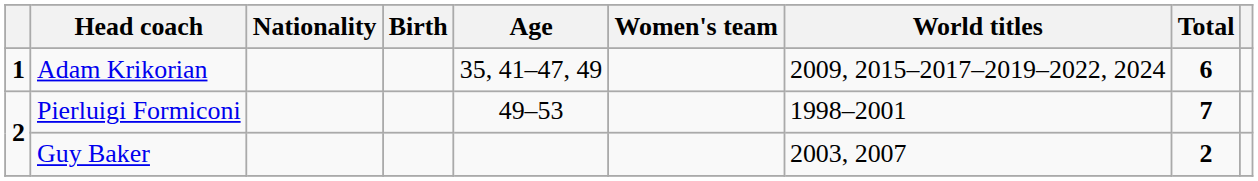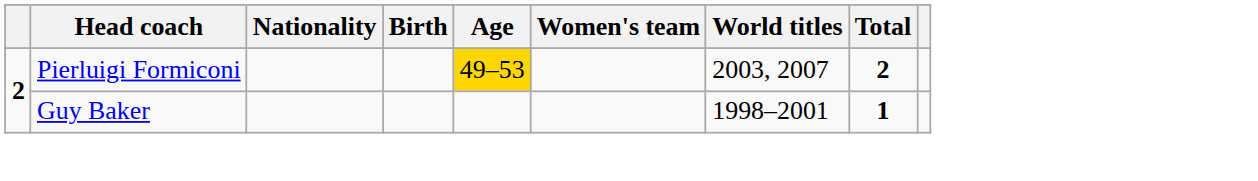- row: (122, 69)
(531, 111) no background -> (492, 69) gold background
(848, 111) 1998–2001 -> (771, 69) 2003, 2007
(1206, 111) 7 -> (883, 69) 2
(848, 154) 2003, 2007 -> (771, 111) 1998–2001
(1206, 154) 2 -> (883, 111) 1
